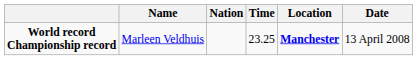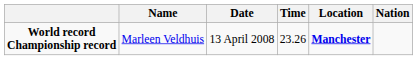columns swapped: (226, 13) <-> (377, 13)
(262, 38) 23.25 -> (293, 38) 23.26
